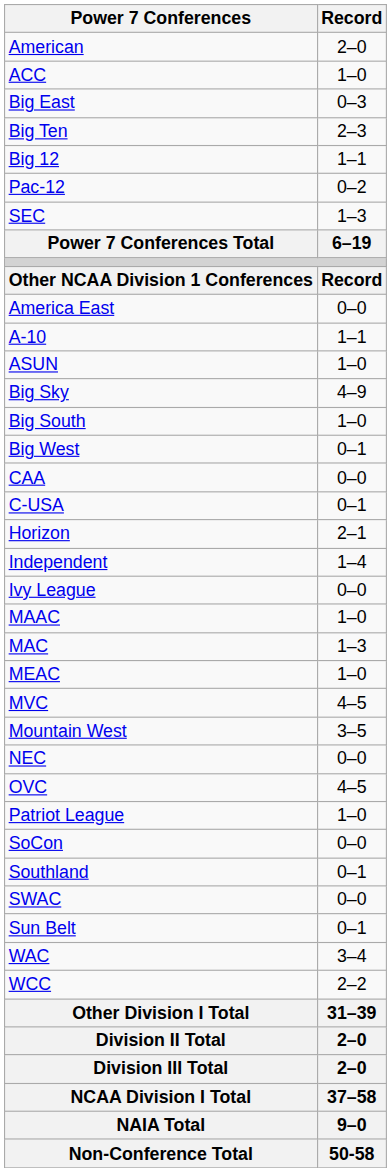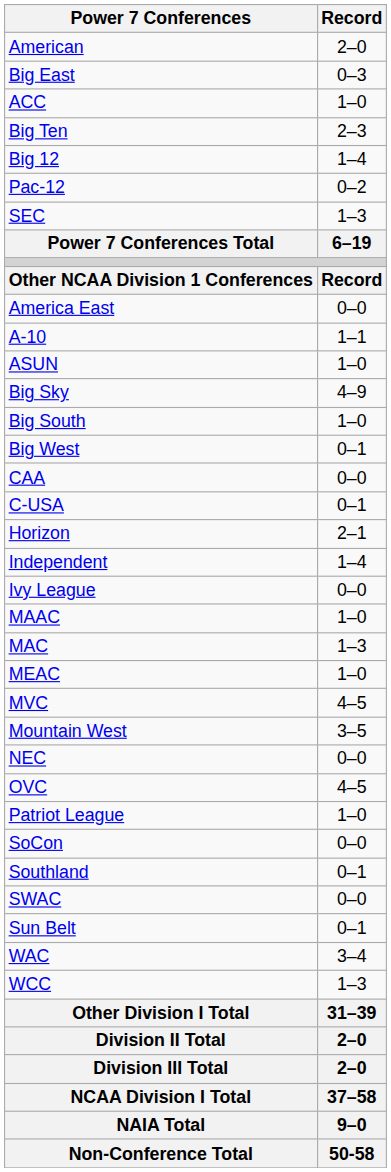rows swapped: (27, 74) <-> (42, 103)
(352, 159) 1–1 -> (352, 159) 1–4
(352, 984) 2–2 -> (352, 984) 1–3
